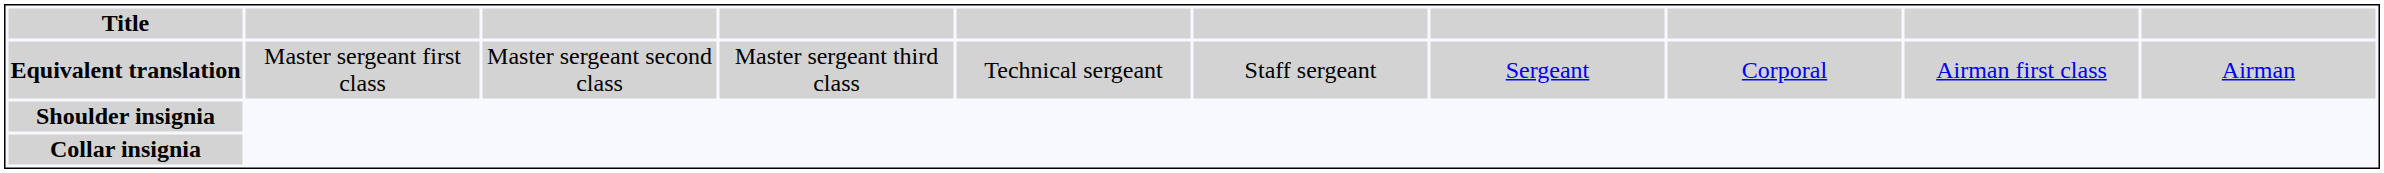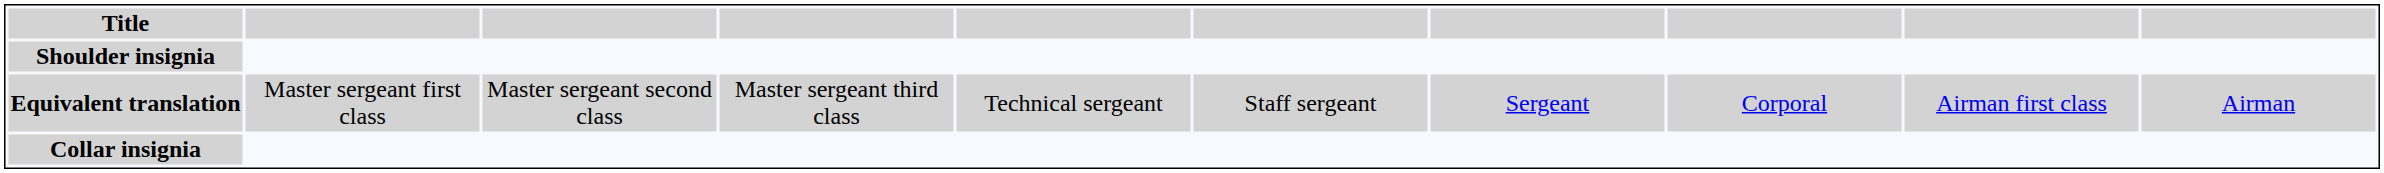rows swapped: (125, 69) <-> (126, 116)
